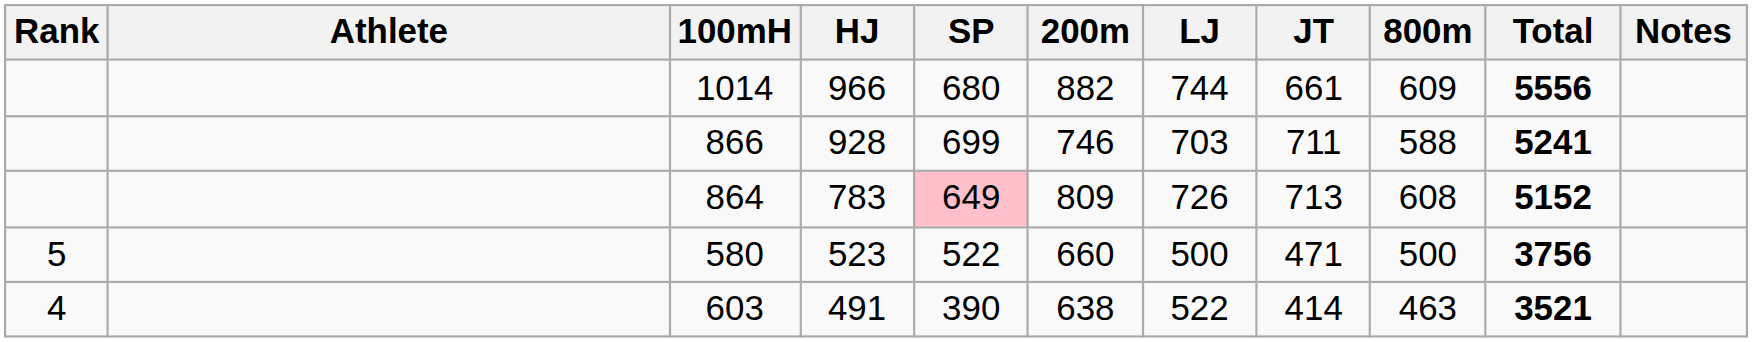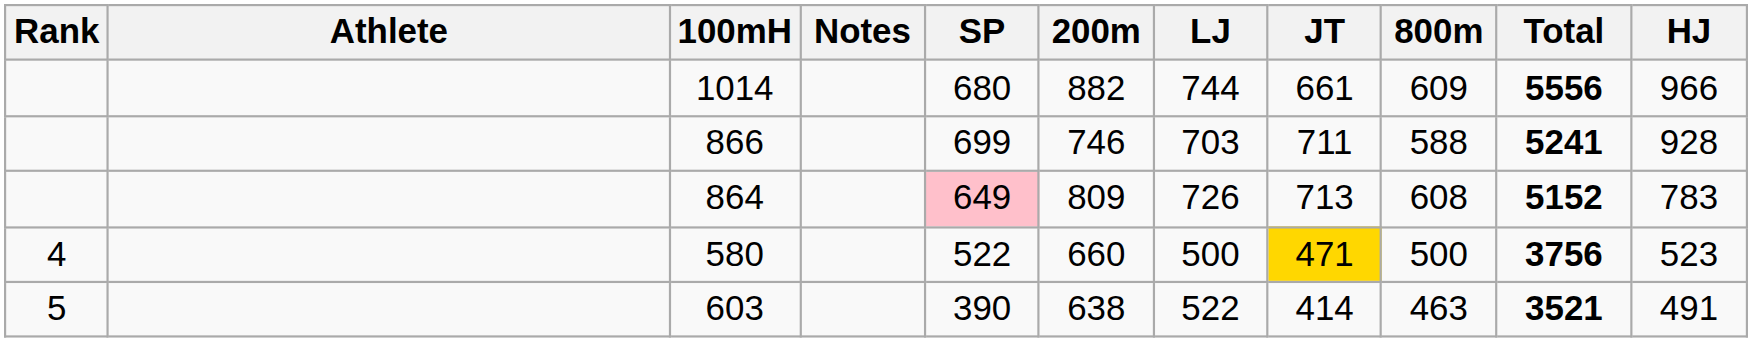columns swapped: (857, 32) <-> (1684, 32)
(57, 253) 5 -> (57, 253) 4
(1314, 253) no background -> (1325, 253) gold background
(57, 308) 4 -> (57, 308) 5
